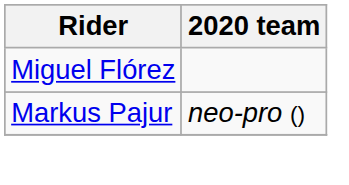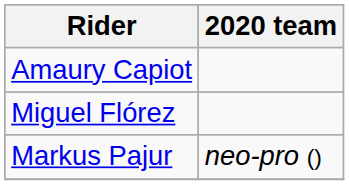+ row: (102, 69)
